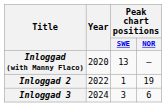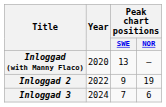(123, 81) 1 -> (123, 81) 9
(123, 95) 3 -> (123, 95) 7
